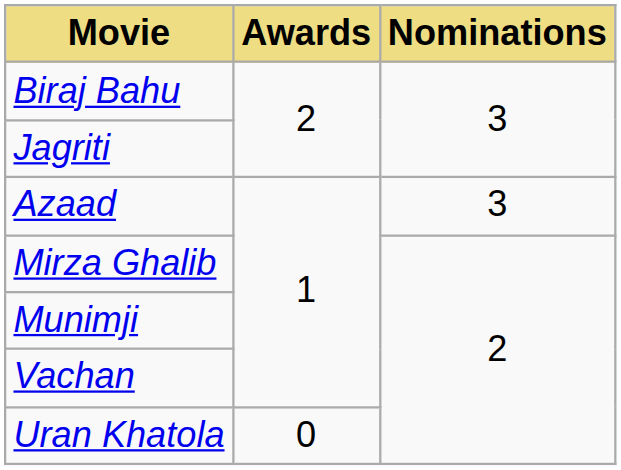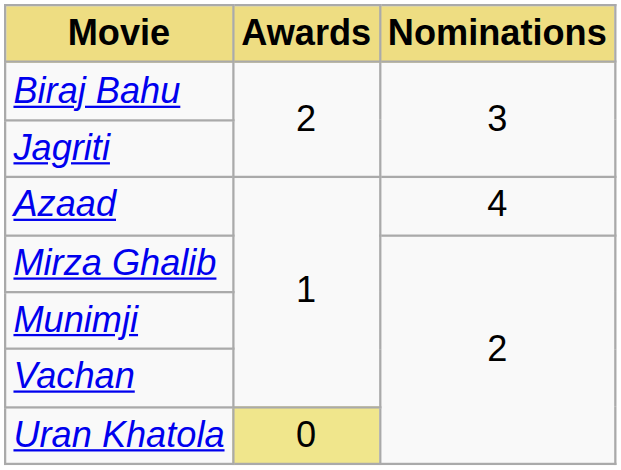(497, 205) 3 -> (497, 205) 4
(306, 434) no background -> (306, 434) khaki background
